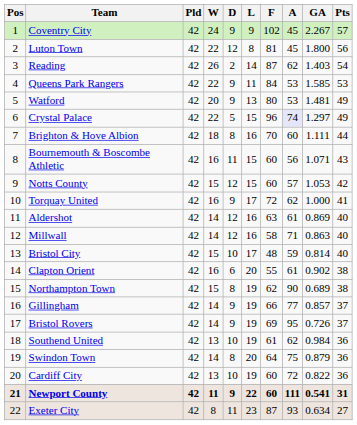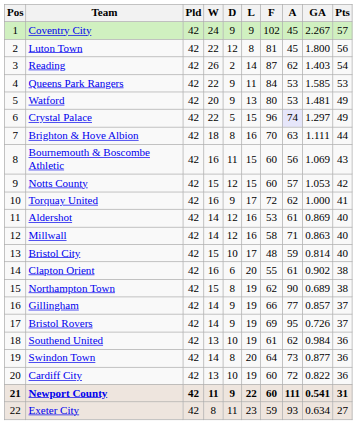(292, 135) 60 -> (292, 135) 63
(318, 159) 1.071 -> (318, 159) 1.069
(271, 218) 63 -> (271, 218) 53
(292, 358) 75 -> (292, 358) 73
(318, 358) 0.879 -> (318, 358) 0.877
(271, 410) 87 -> (271, 410) 59
